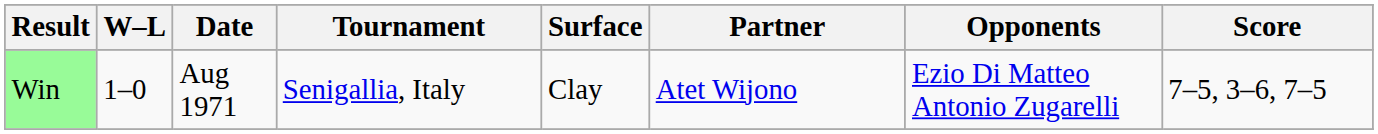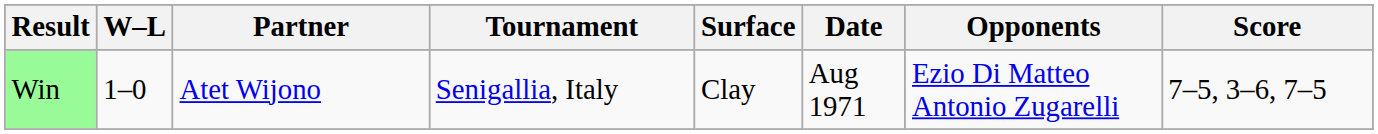columns swapped: (224, 27) <-> (777, 27)
